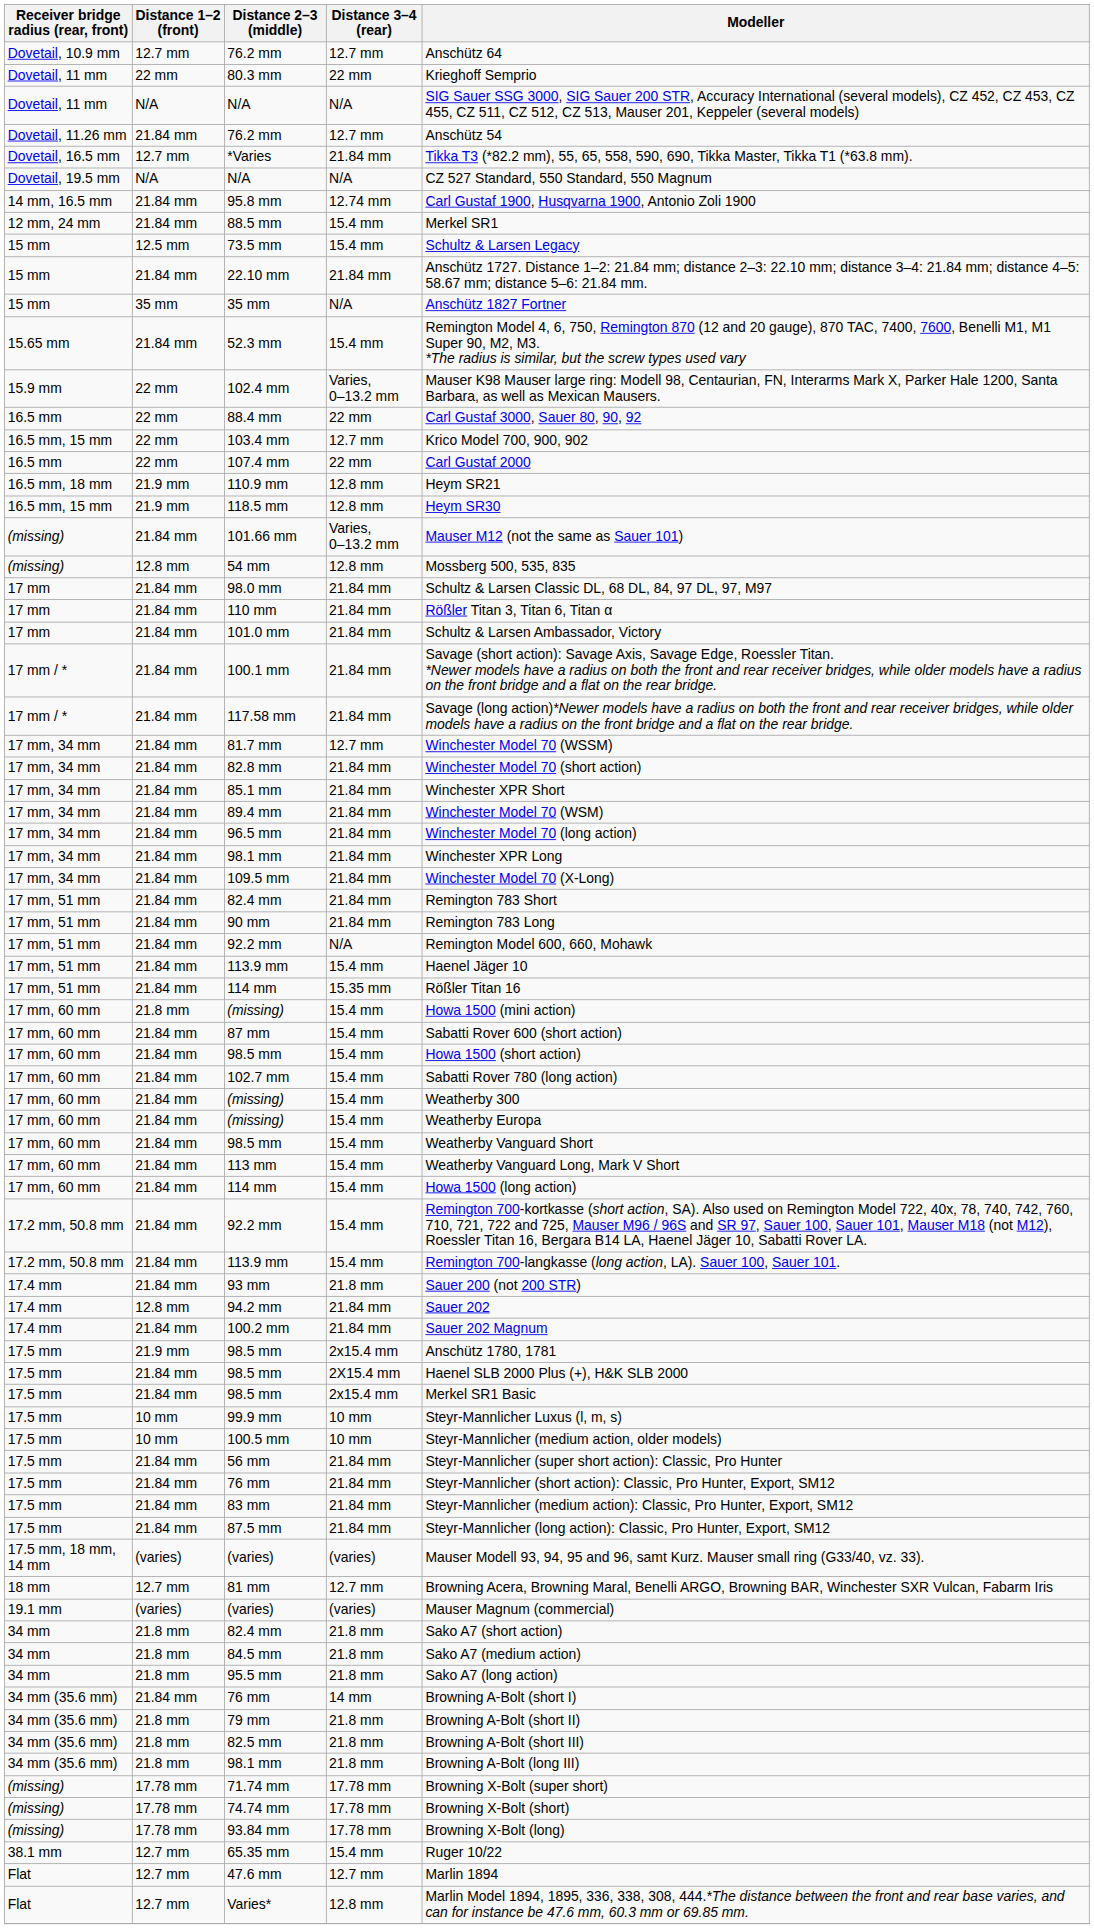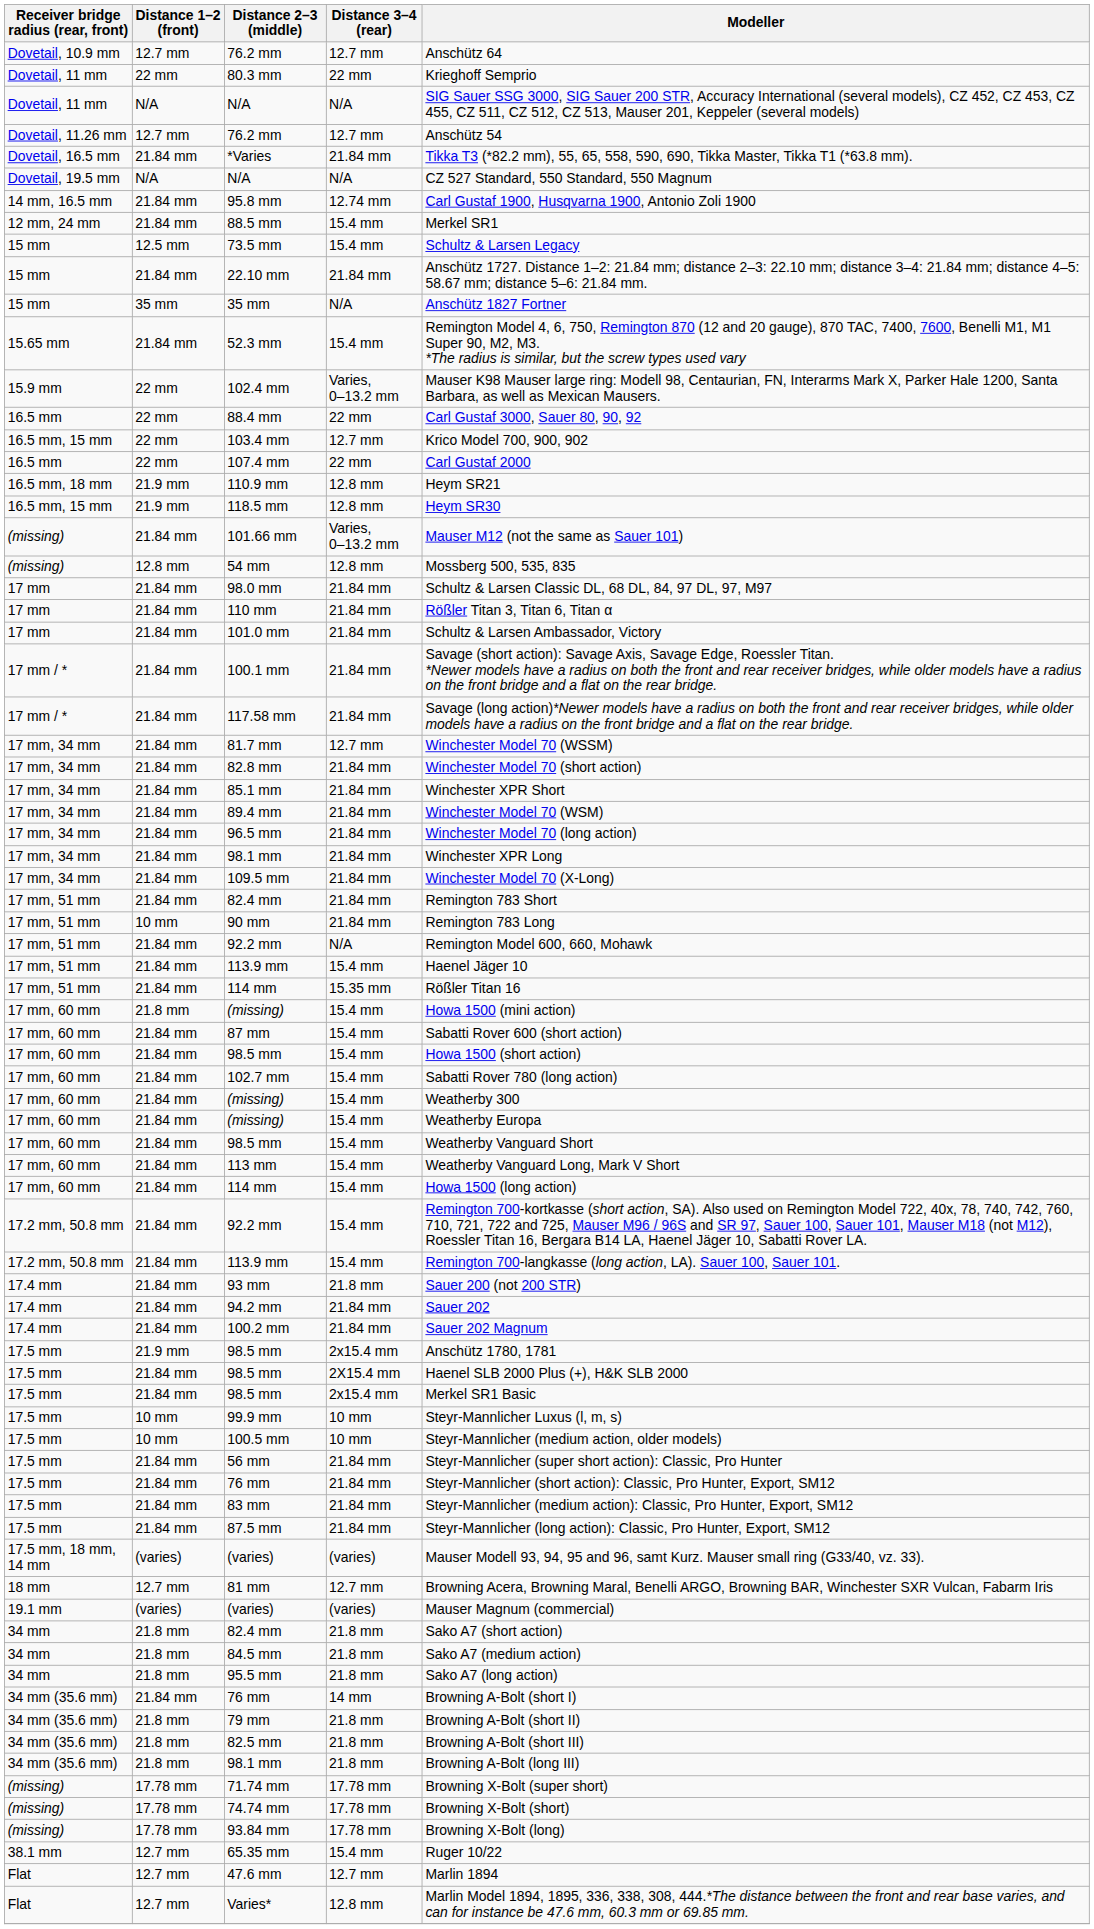(166, 135) 21.84 mm -> (162, 135) 12.7 mm
(162, 157) 12.7 mm -> (166, 157) 21.84 mm
(166, 922) 21.84 mm -> (156, 922) 10 mm
(162, 1307) 12.8 mm -> (166, 1307) 21.84 mm
